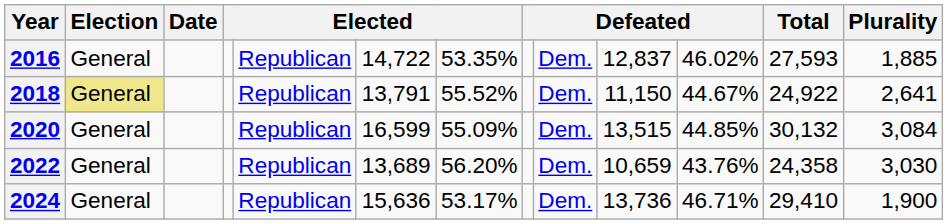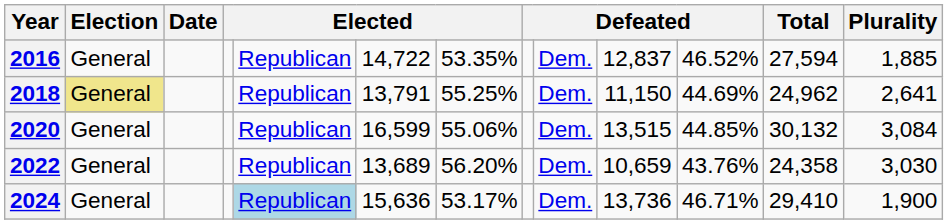(720, 58) 46.02% -> (720, 58) 46.52%
(803, 58) 27,593 -> (803, 58) 27,594
(479, 93) 55.52% -> (479, 93) 55.25%
(720, 93) 44.67% -> (720, 93) 44.69%
(803, 93) 24,922 -> (803, 93) 24,962
(479, 129) 55.09% -> (479, 129) 55.06%
(295, 201) no background -> (295, 201) lightblue background
